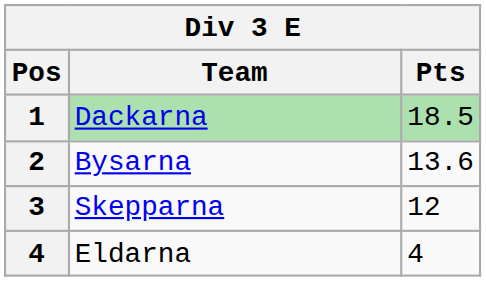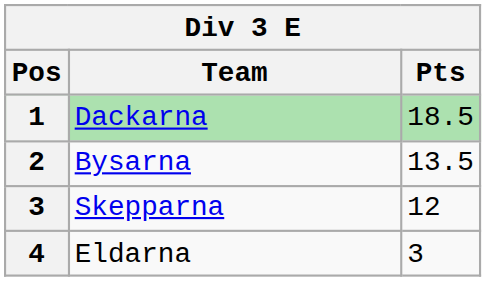(441, 163) 13.6 -> (441, 163) 13.5
(416, 253) 4 -> (416, 253) 3
